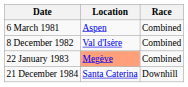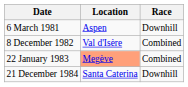(162, 27) Combined -> (160, 27) Downhill
